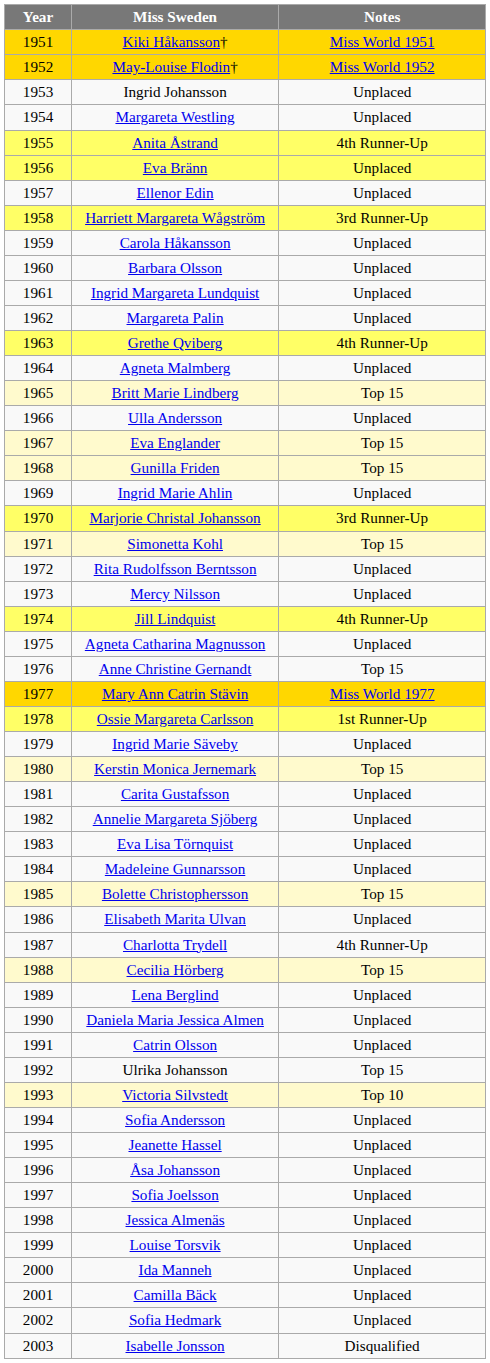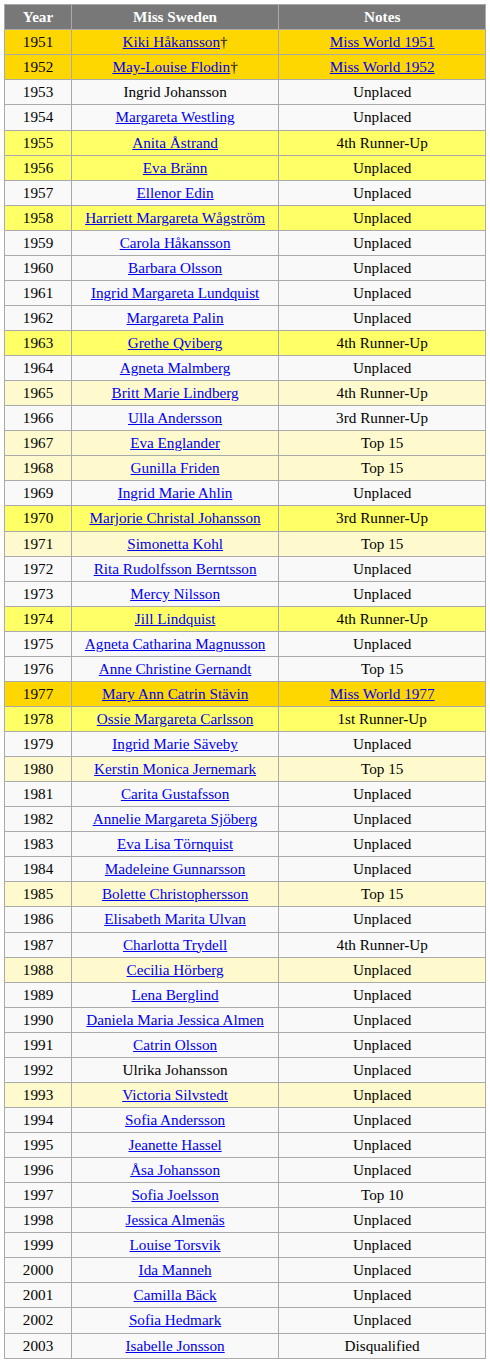(382, 217) 3rd Runner-Up -> (382, 217) Unplaced
(382, 393) Top 15 -> (382, 393) 4th Runner-Up
(382, 418) Unplaced -> (382, 418) 3rd Runner-Up
(382, 969) Top 15 -> (382, 969) Unplaced
(382, 1069) Top 15 -> (382, 1069) Unplaced
(382, 1094) Top 10 -> (382, 1094) Unplaced
(382, 1195) Unplaced -> (382, 1195) Top 10
